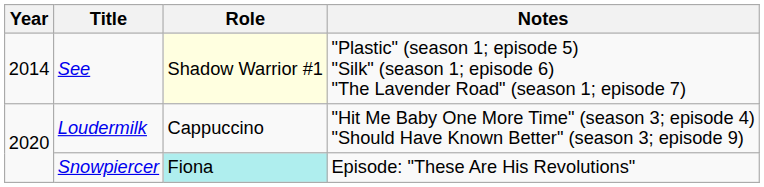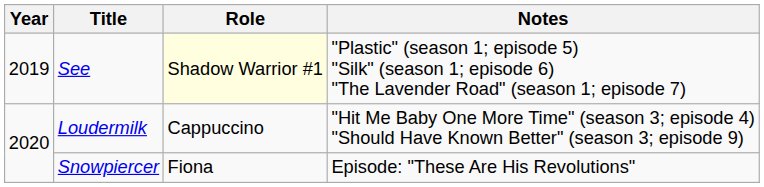(29, 68) 2014 -> (29, 68) 2019
(190, 167) paleturquoise background -> (190, 167) no background
